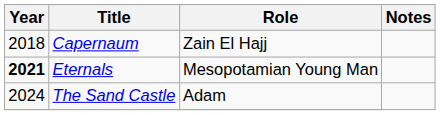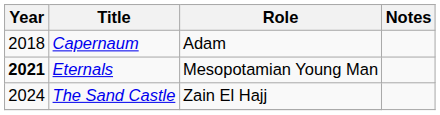(225, 43) Zain El Hajj -> (204, 43) Adam
(204, 95) Adam -> (225, 95) Zain El Hajj
